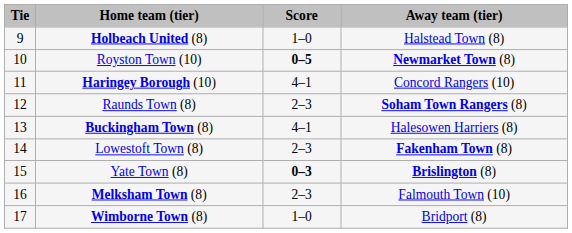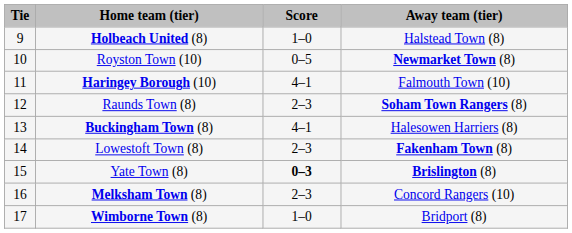(302, 60) bold -> (302, 60) normal
(454, 83) Concord Rangers (10) -> (454, 83) Falmouth Town (10)
(454, 194) Falmouth Town (10) -> (454, 194) Concord Rangers (10)
